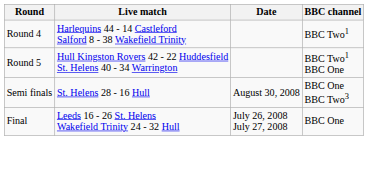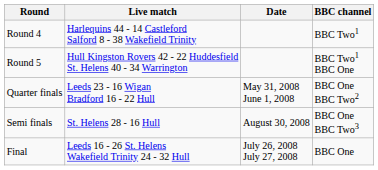+ row: (34, 92)
